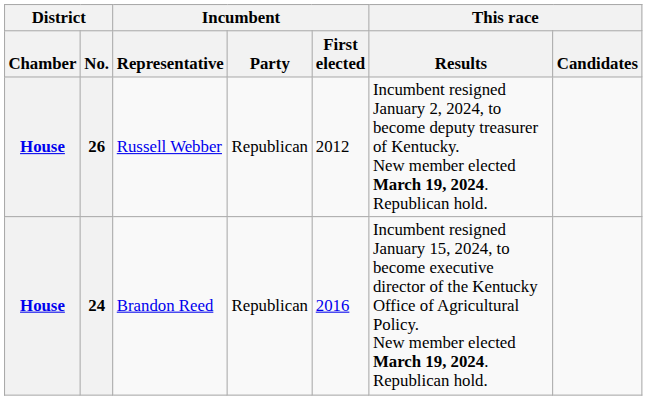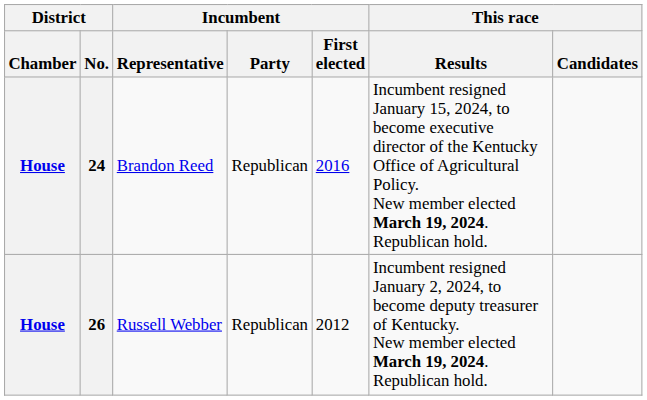rows swapped: (97, 305) <-> (97, 146)
